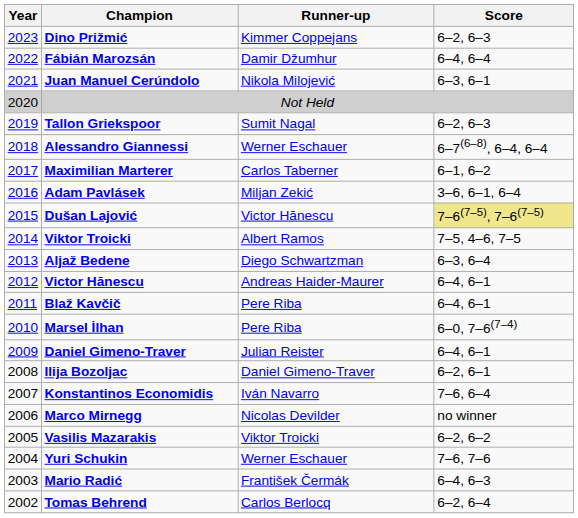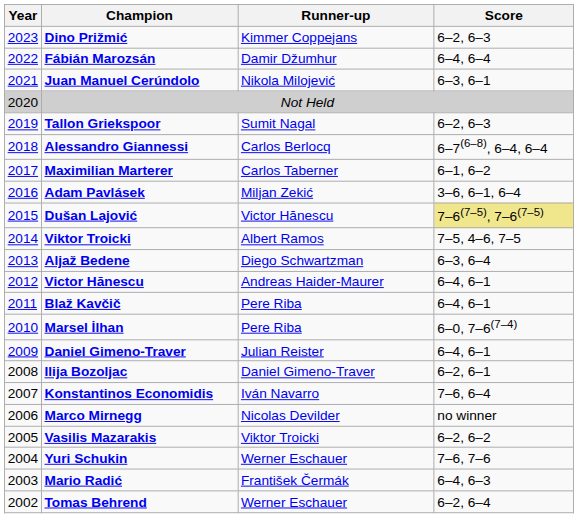(294, 147) Werner Eschauer -> (286, 147) Carlos Berlocq
(286, 502) Carlos Berlocq -> (294, 502) Werner Eschauer
